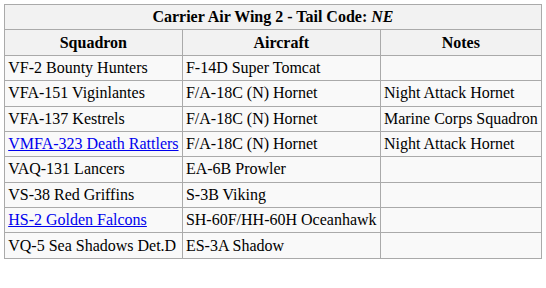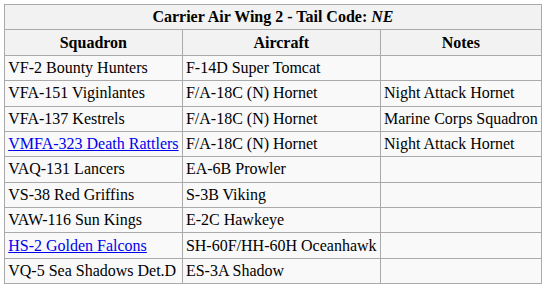+ row: (75, 220)
